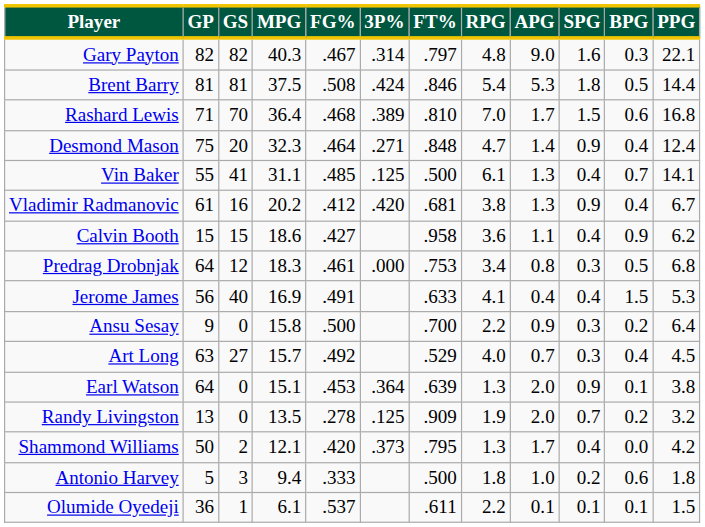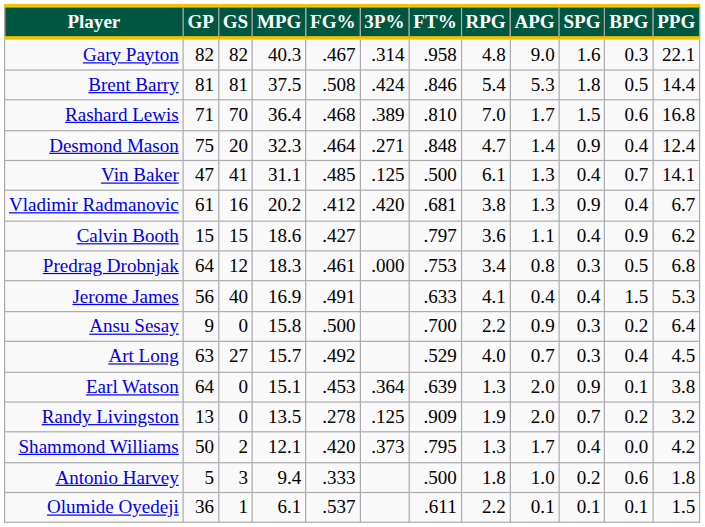(440, 54) .797 -> (440, 54) .958
(204, 175) 55 -> (204, 175) 47
(440, 235) .958 -> (440, 235) .797
